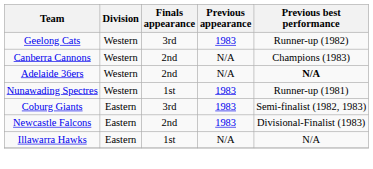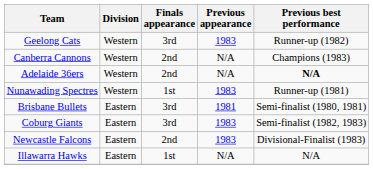+ row: (52, 106)
